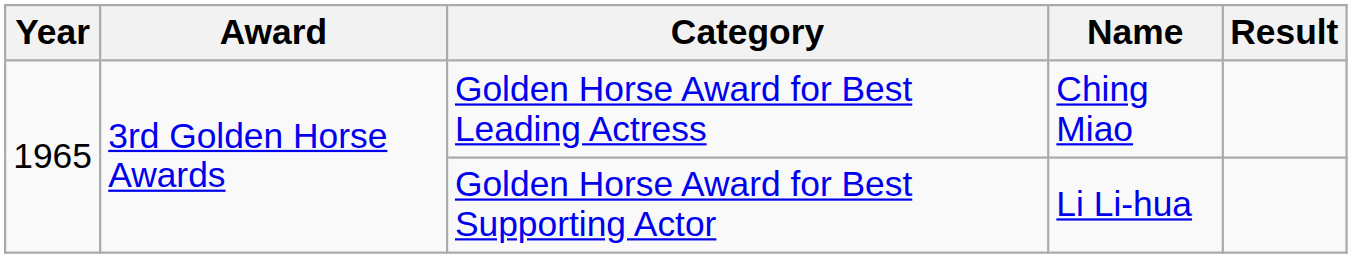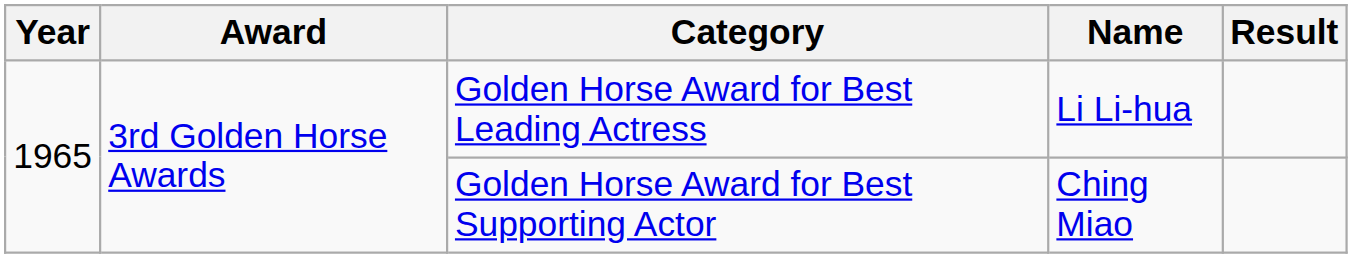(1103, 108) Ching Miao -> (1124, 108) Li Li-hua
(1124, 204) Li Li-hua -> (1103, 204) Ching Miao
